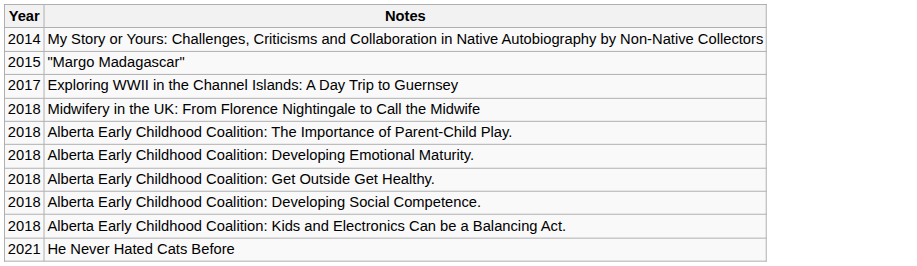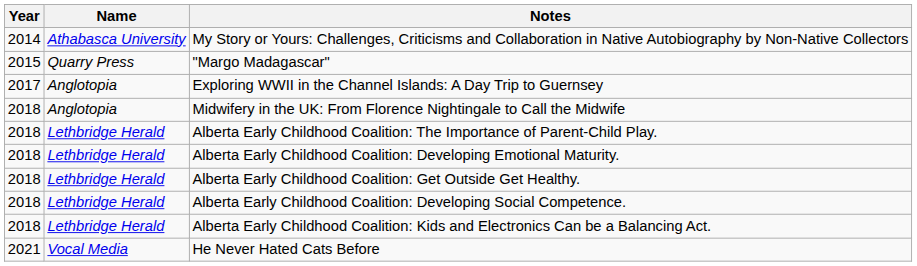+ column: (117, 16)
